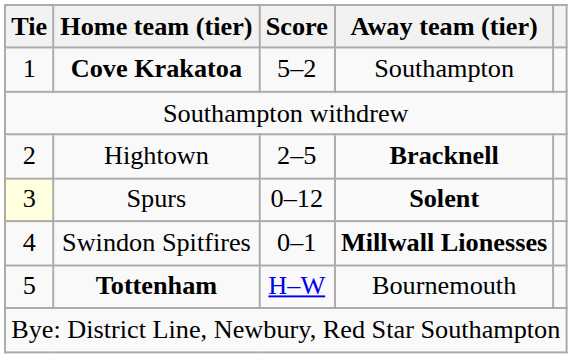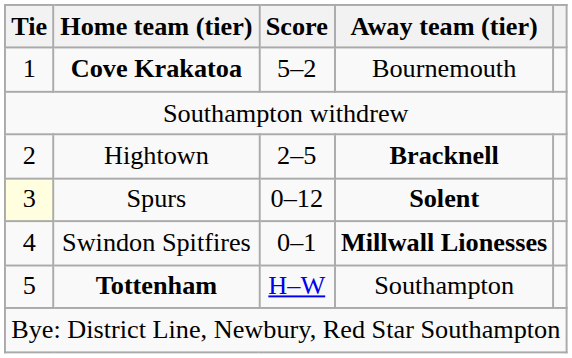(444, 69) Southampton -> (444, 69) Bournemouth
(444, 285) Bournemouth -> (444, 285) Southampton
